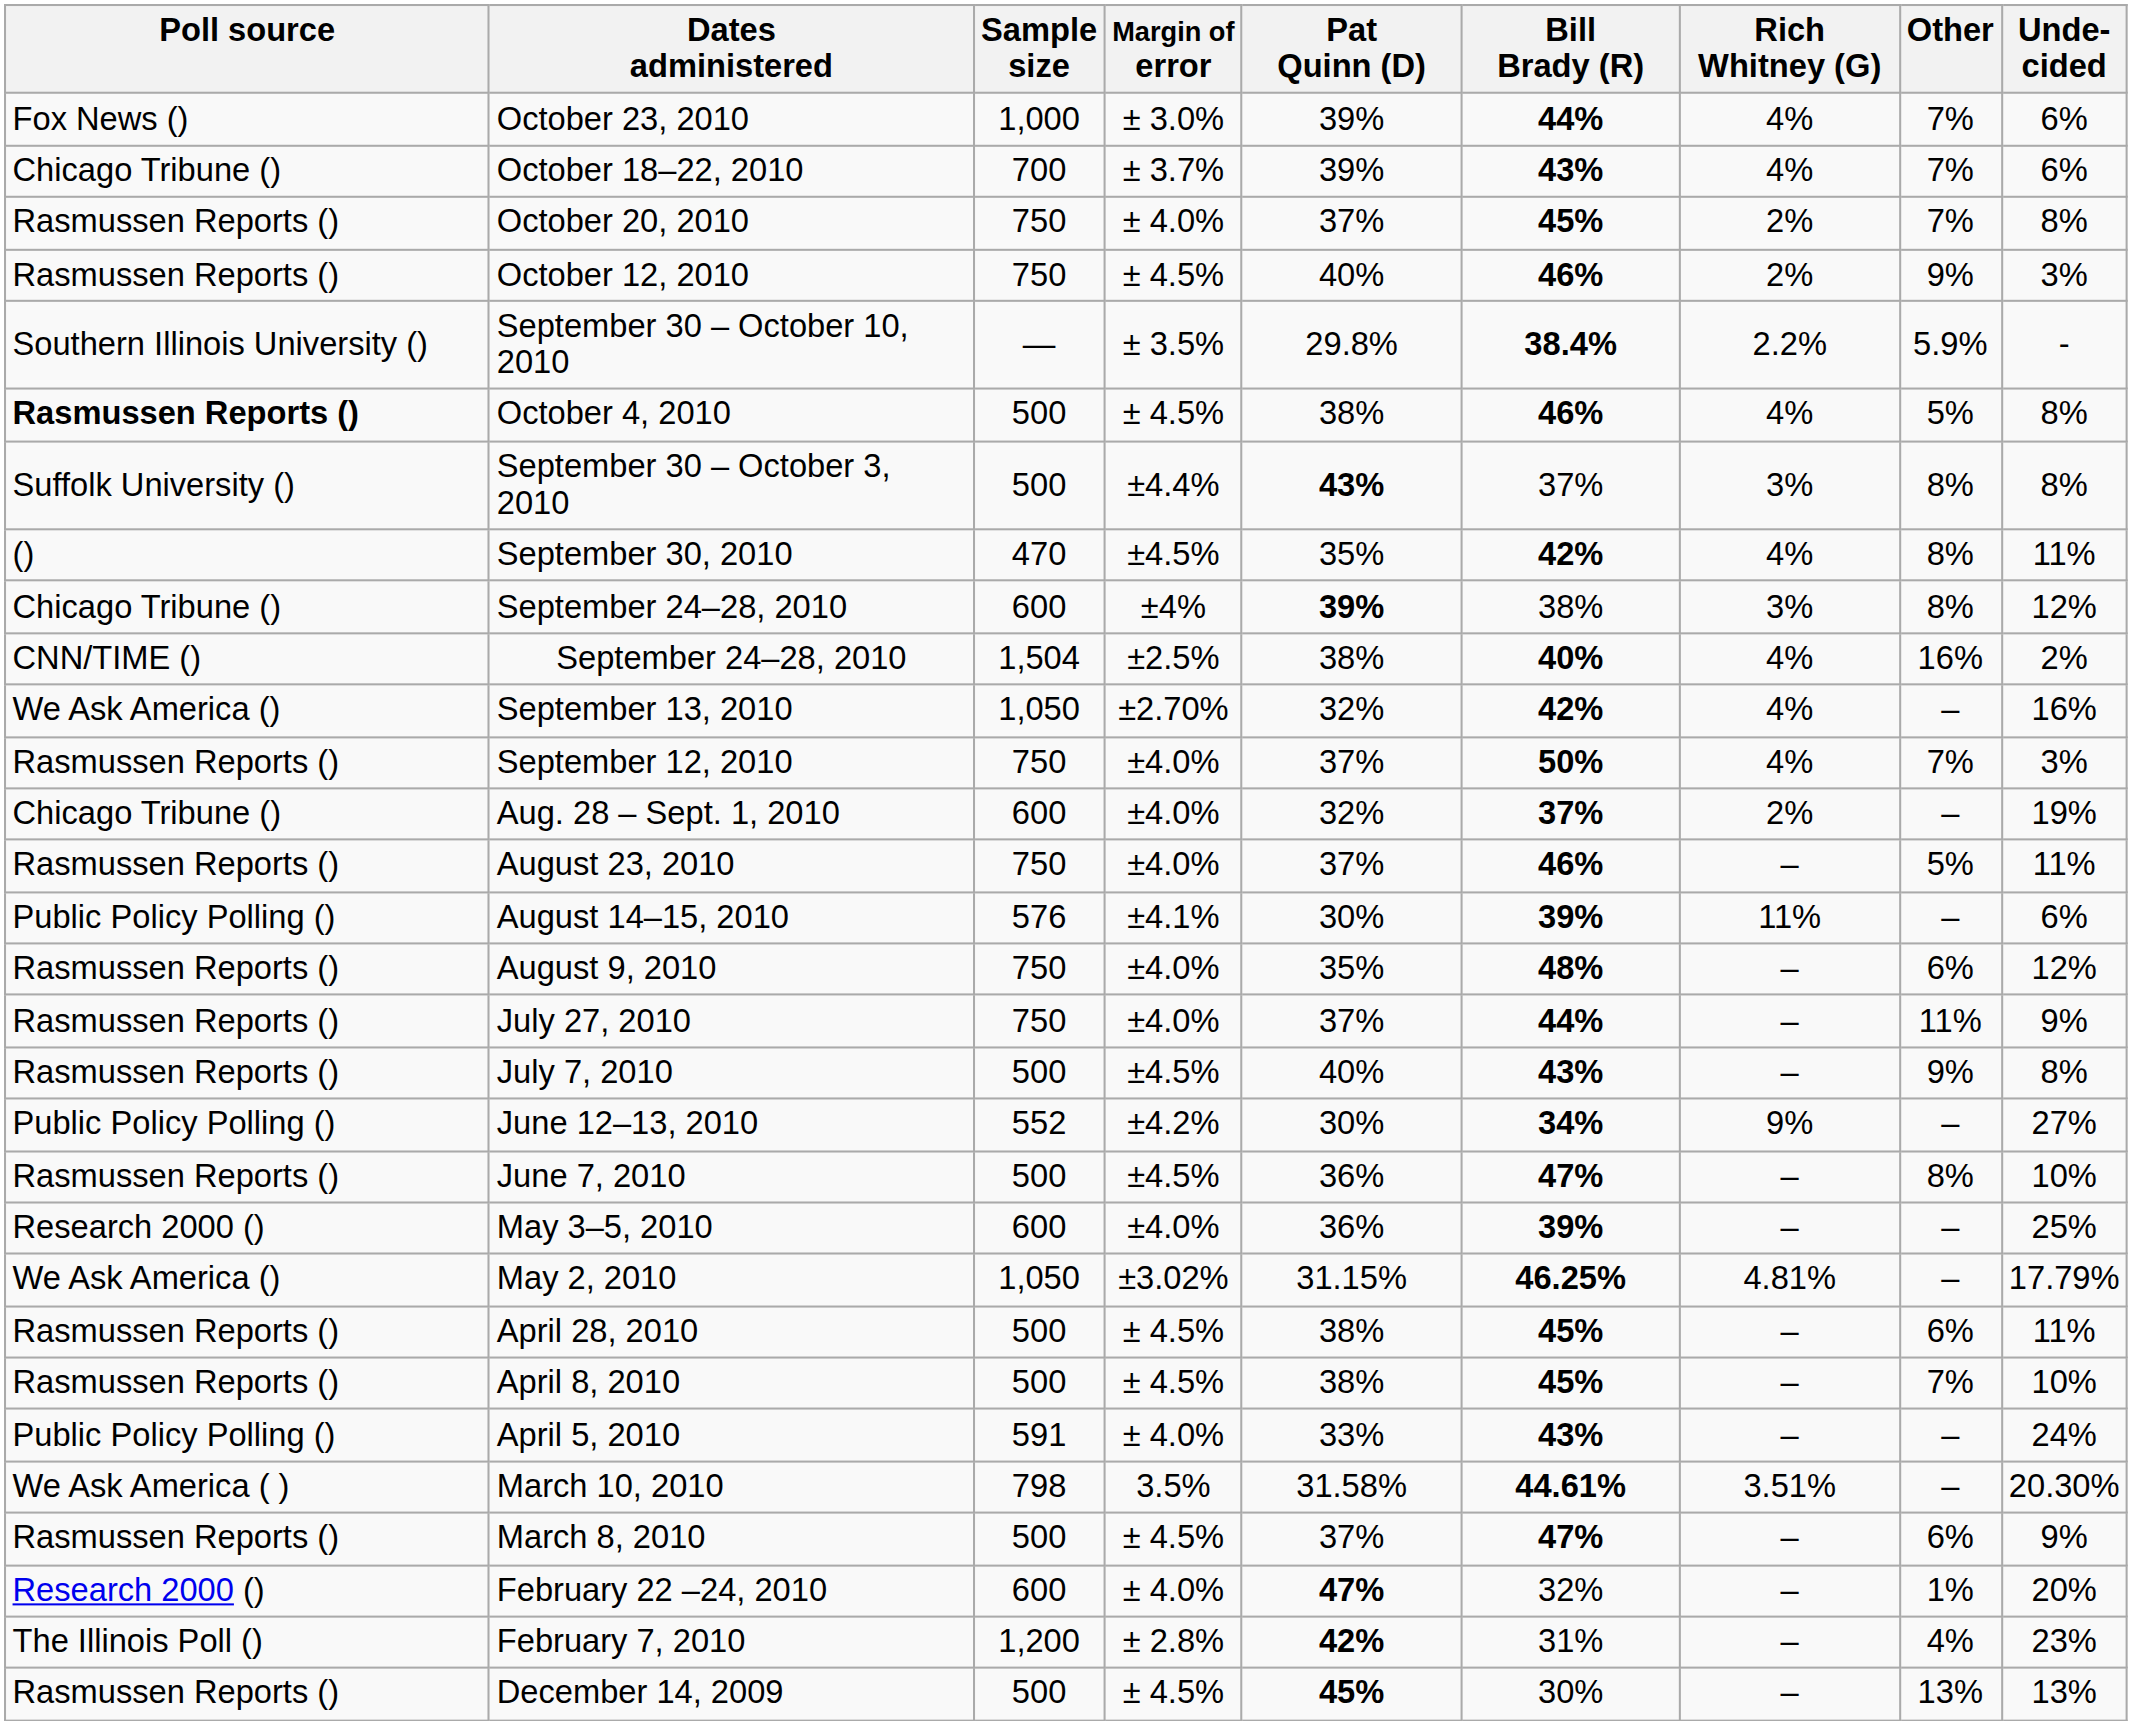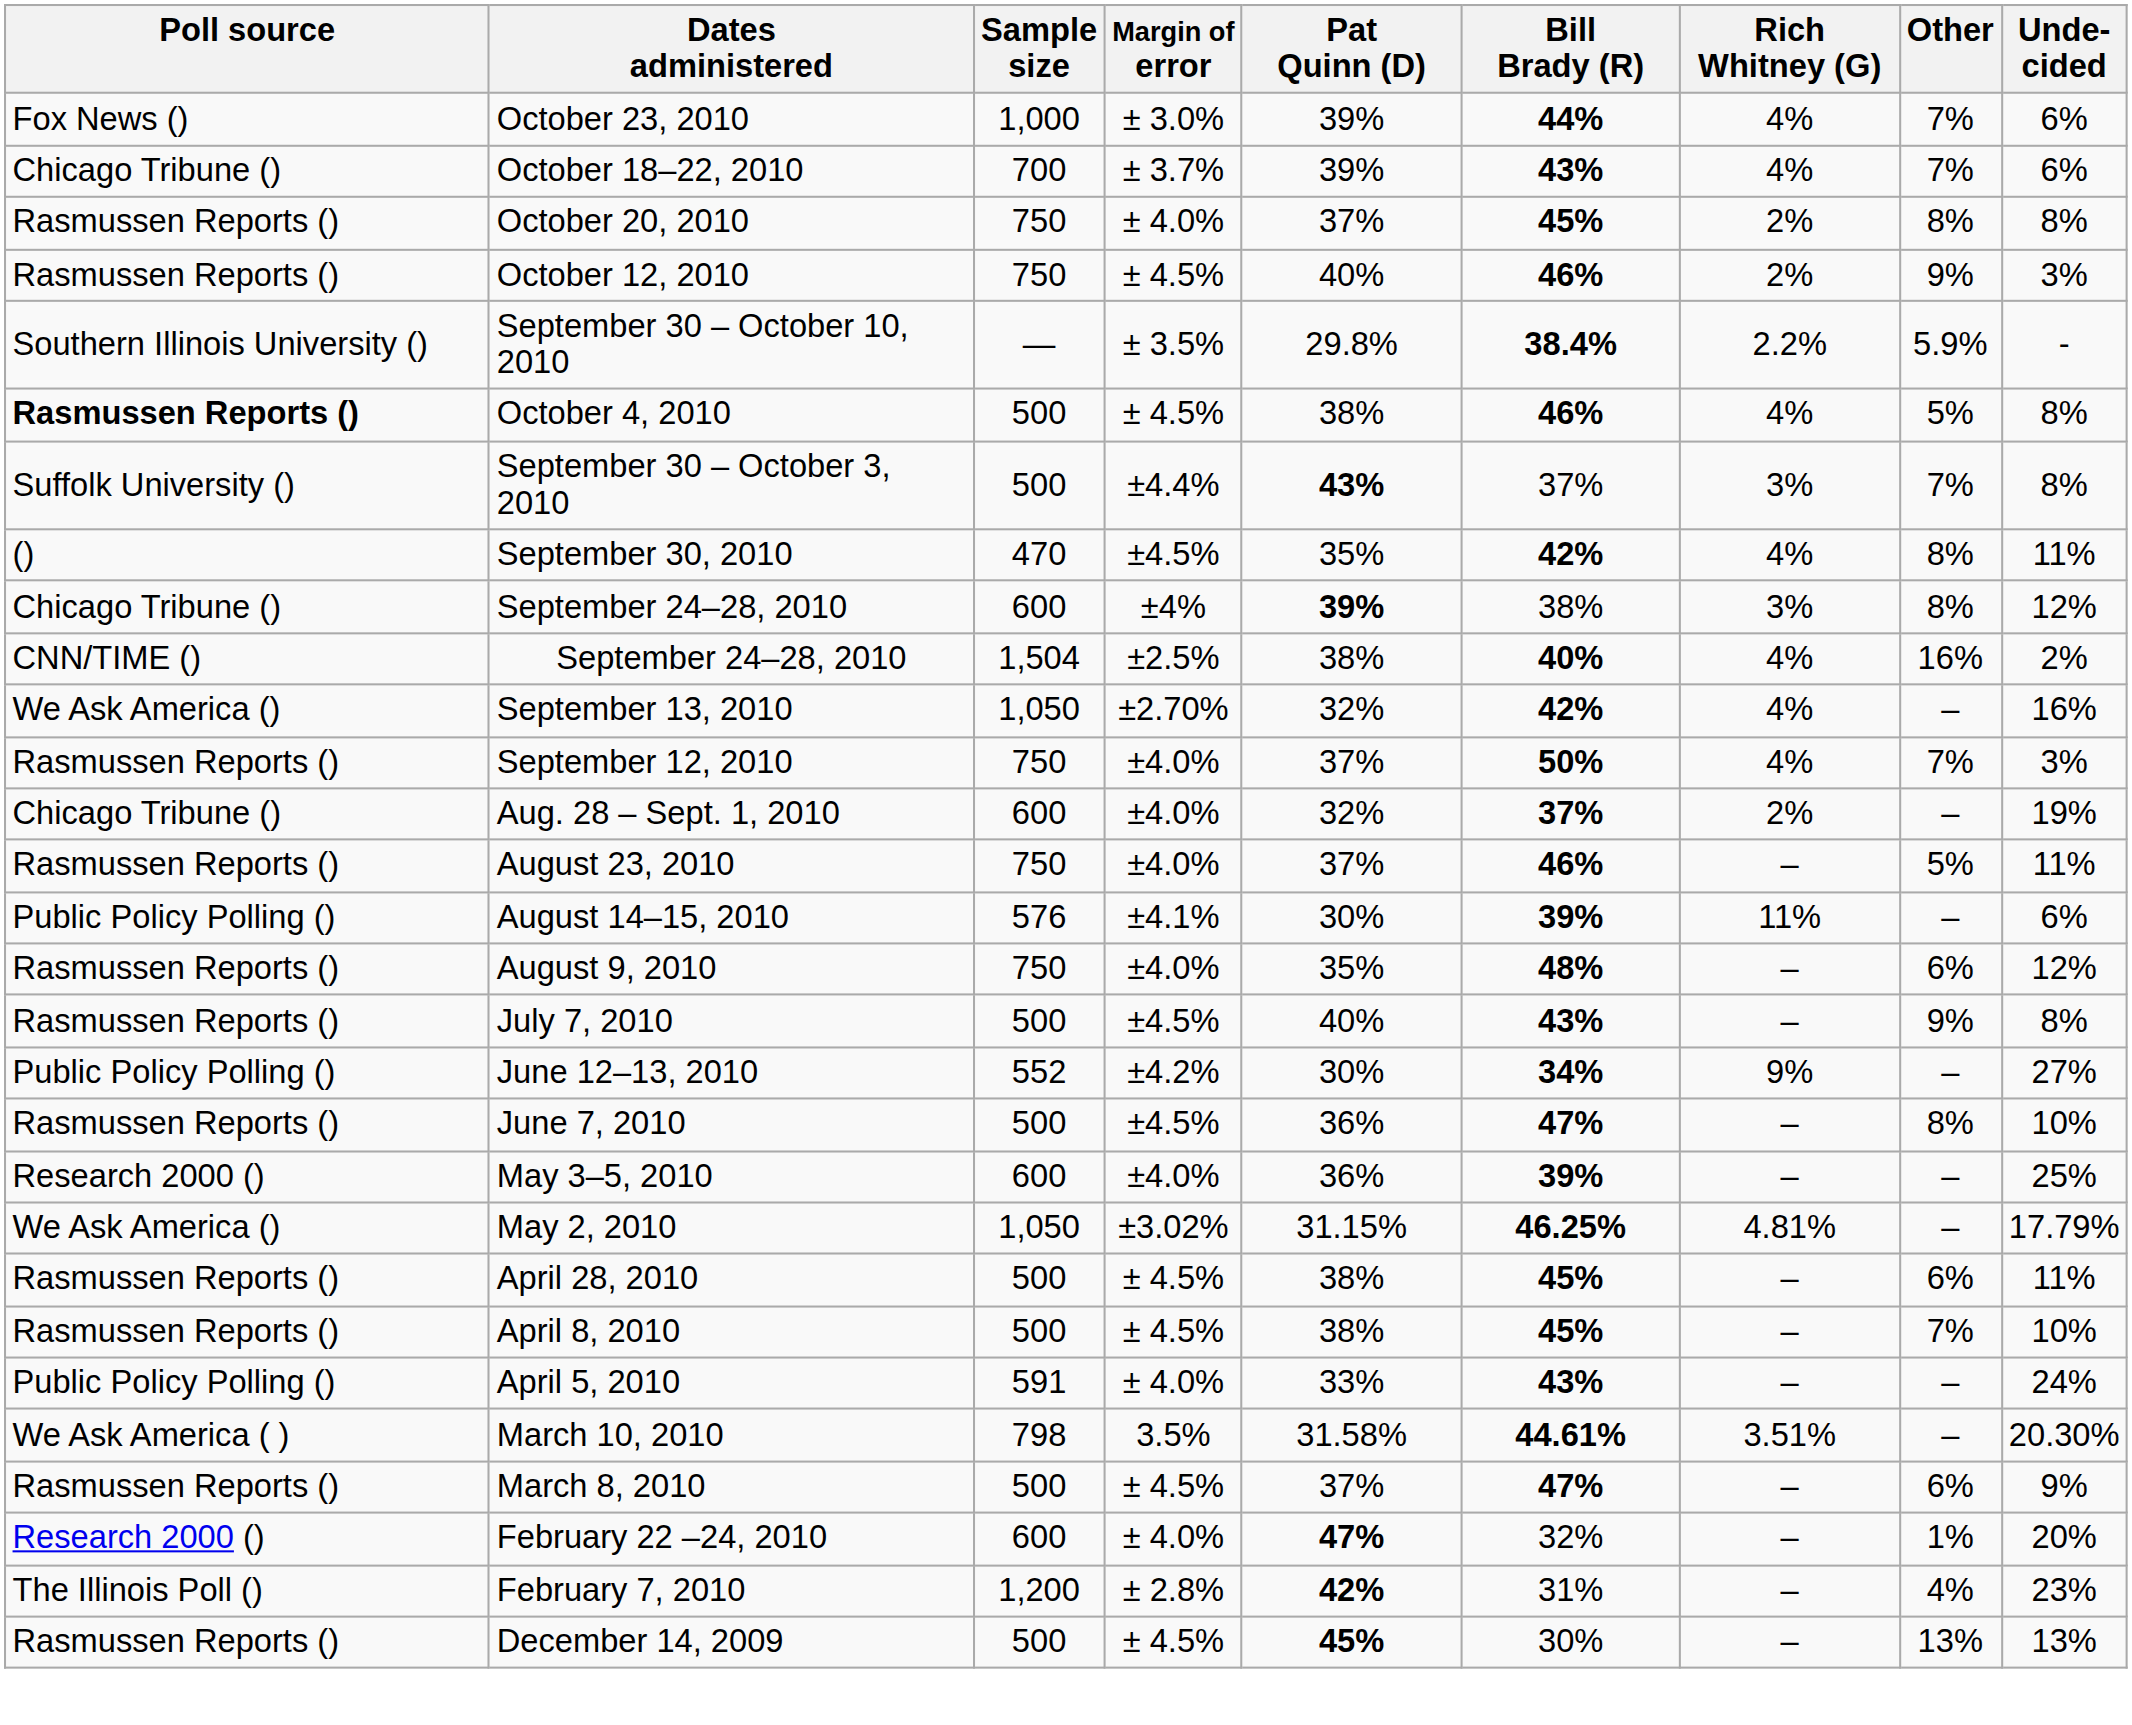(1950, 222) 7% -> (1950, 222) 8%
(1950, 484) 8% -> (1950, 484) 7%
- row: (594, 1020)
